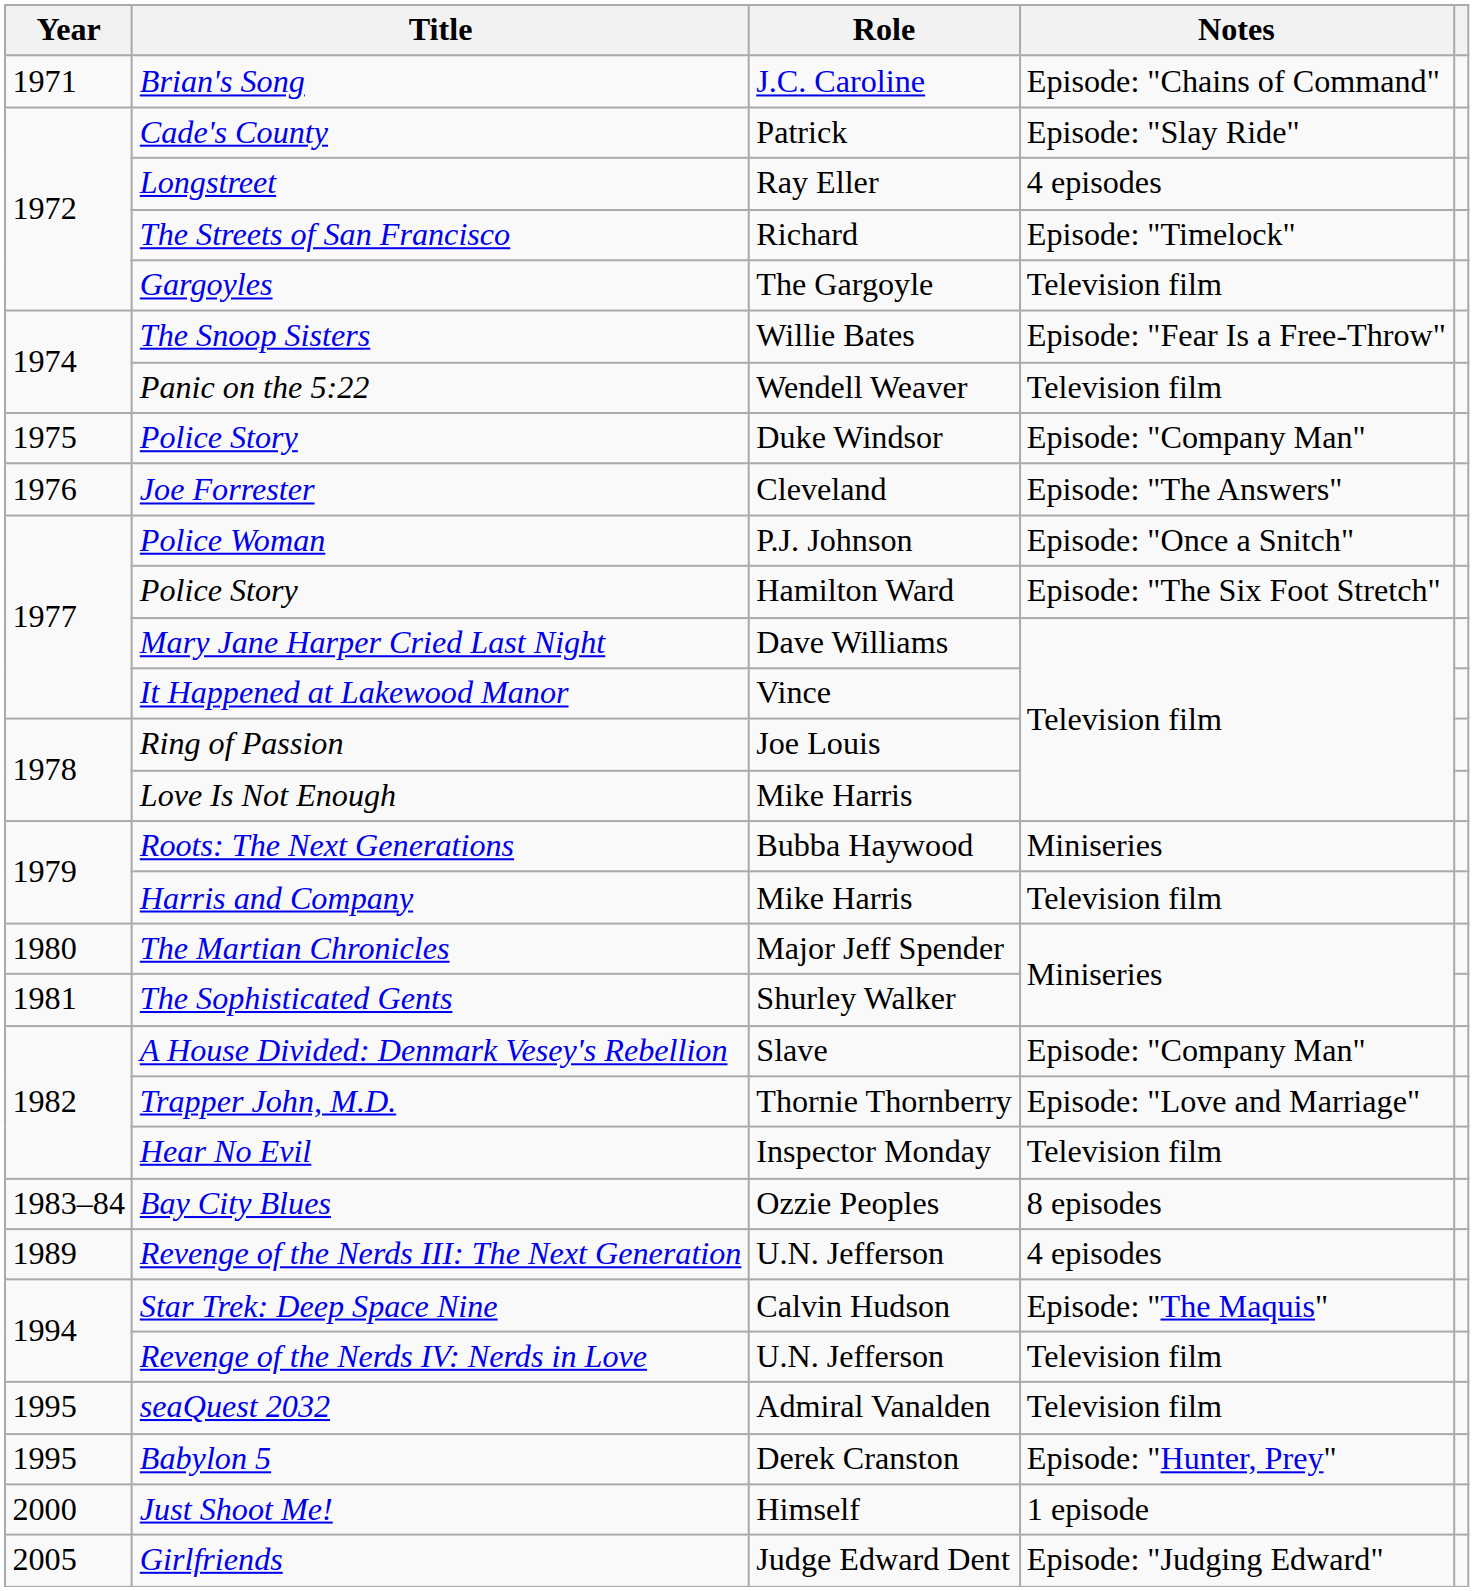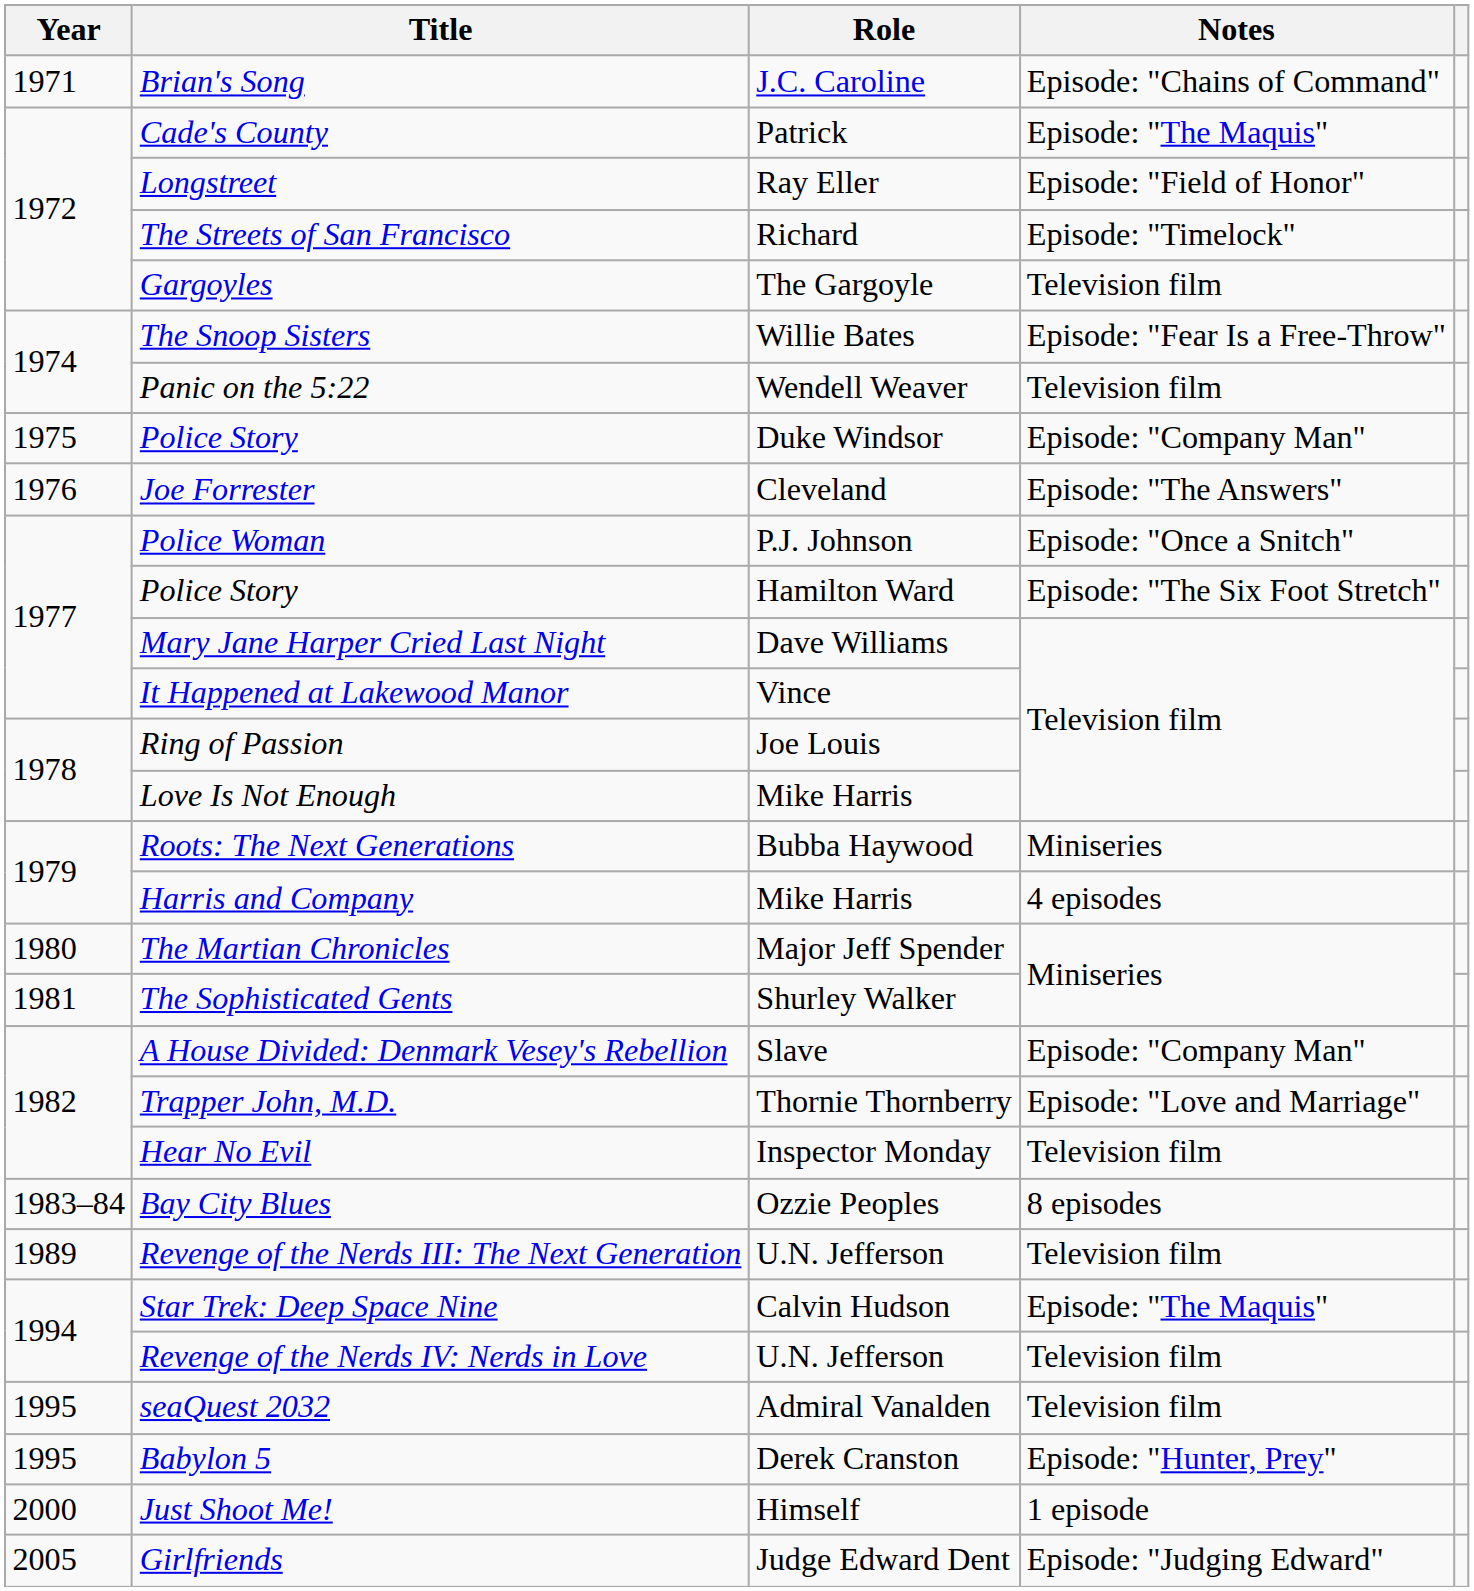(1163, 132) Episode: "Slay Ride" -> (1177, 132) Episode: "The Maquis"
(1094, 183) 4 episodes -> (1196, 183) Episode: "Field of Honor"
(1124, 897) Television film -> (1094, 897) 4 episodes
(1094, 1254) 4 episodes -> (1124, 1254) Television film
